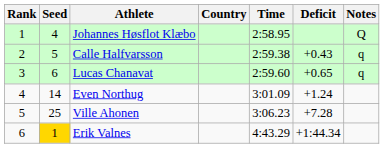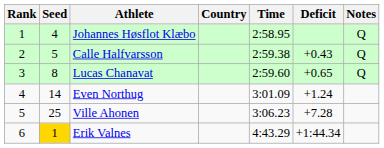(361, 53) q -> (361, 53) Q
(55, 73) 6 -> (55, 73) 8
(361, 73) q -> (361, 73) Q
